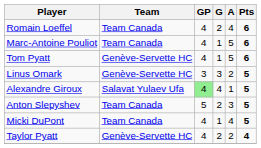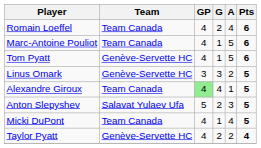(143, 89) Salavat Yulaev Ufa -> (132, 89) Team Canada
(132, 105) Team Canada -> (143, 105) Salavat Yulaev Ufa
